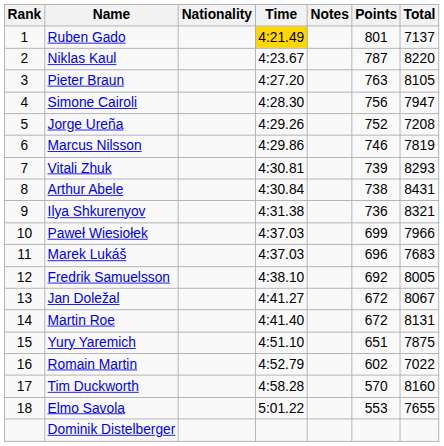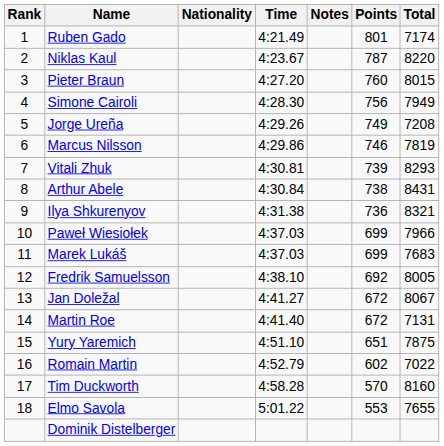(281, 37) gold background -> (281, 37) no background
(419, 37) 7137 -> (419, 37) 7174
(376, 80) 763 -> (376, 80) 760
(419, 80) 8105 -> (419, 80) 8015
(419, 102) 7947 -> (419, 102) 7949
(376, 124) 752 -> (376, 124) 749
(376, 255) 696 -> (376, 255) 699
(419, 320) 8131 -> (419, 320) 7131
